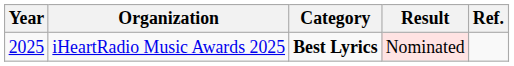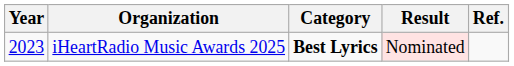(26, 46) 2025 -> (26, 46) 2023
